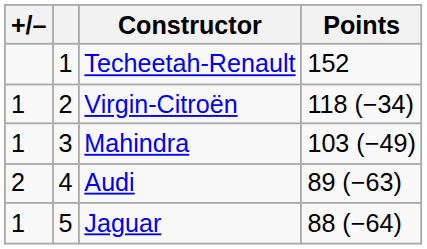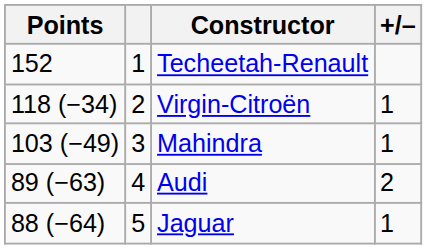columns swapped: (29, 24) <-> (362, 24)
